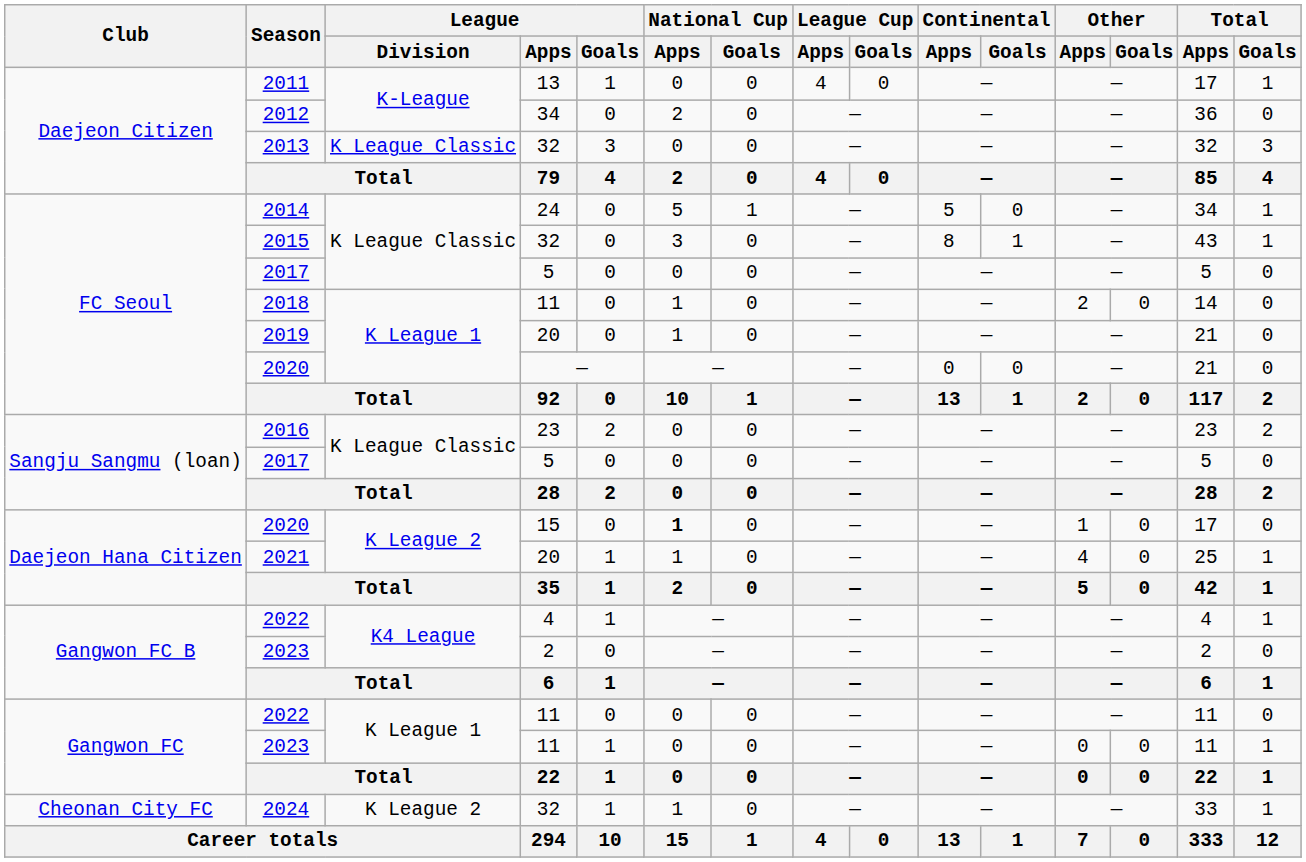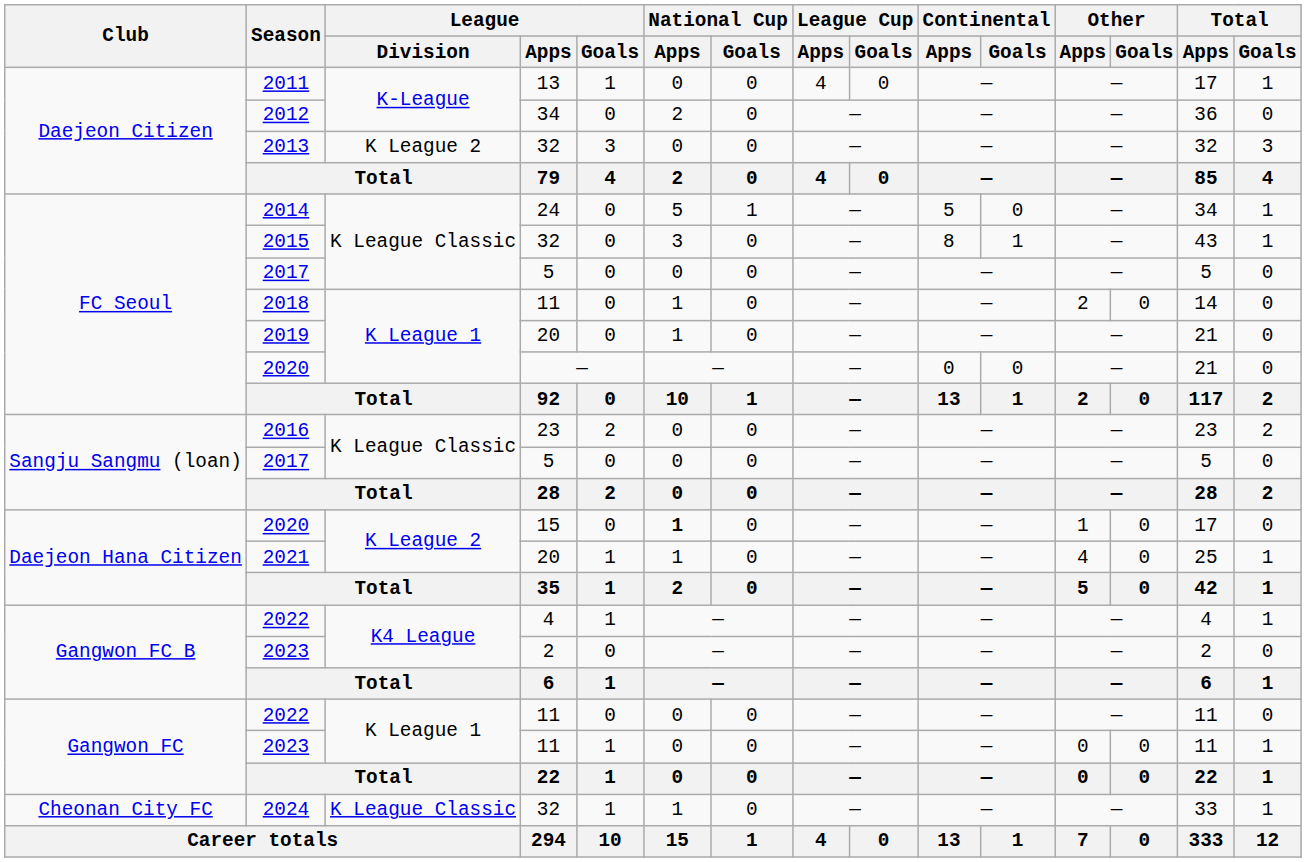(423, 147) K League Classic -> (423, 147) K League 2
(423, 810) K League 2 -> (423, 810) K League Classic
